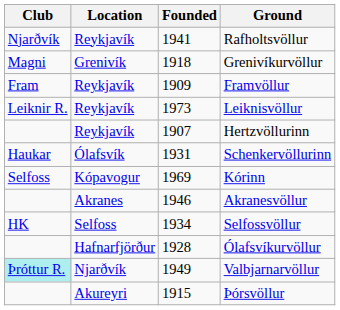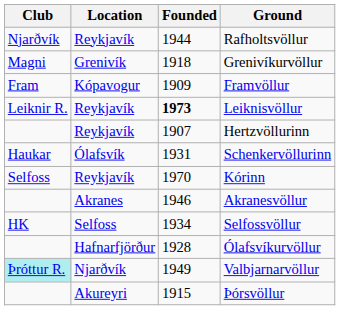(176, 39) 1941 -> (176, 39) 1944
(104, 85) Reykjavík -> (107, 85) Kópavogur
(176, 108) normal -> (176, 108) bold
(107, 177) Kópavogur -> (104, 177) Reykjavík
(176, 177) 1969 -> (176, 177) 1970
